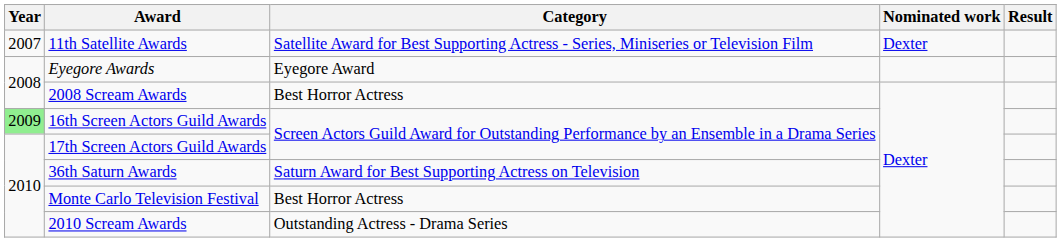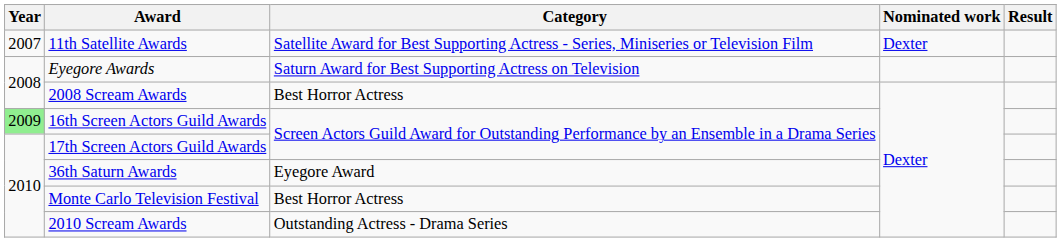(324, 69) Eyegore Award -> (457, 69) Saturn Award for Best Supporting Actress on Television
(457, 172) Saturn Award for Best Supporting Actress on Television -> (324, 172) Eyegore Award
